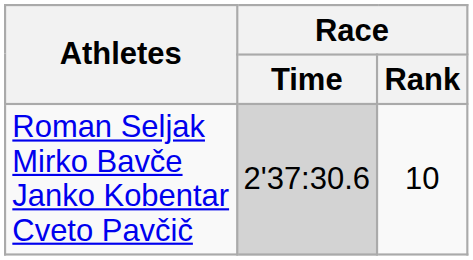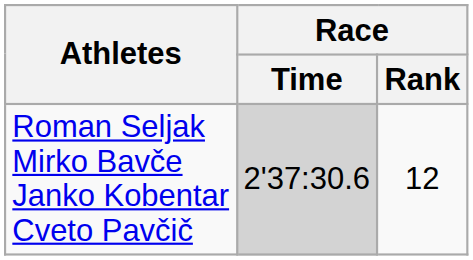(422, 179) 10 -> (422, 179) 12
